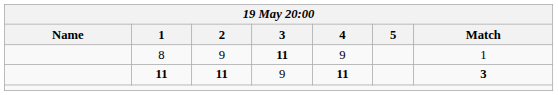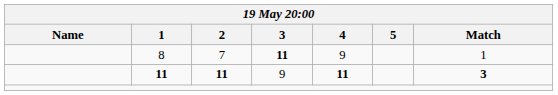(222, 54) 9 -> (222, 54) 7
